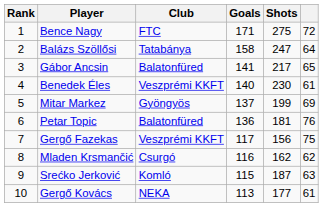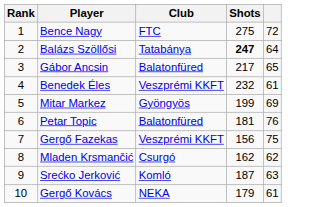- column: (245, 13)
(282, 49) normal -> (245, 49) bold
(282, 85) 230 -> (245, 85) 232
(282, 193) 177 -> (245, 193) 179
